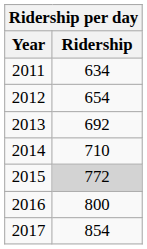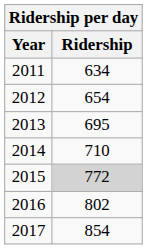(97, 124) 692 -> (97, 124) 695
(97, 204) 800 -> (97, 204) 802
